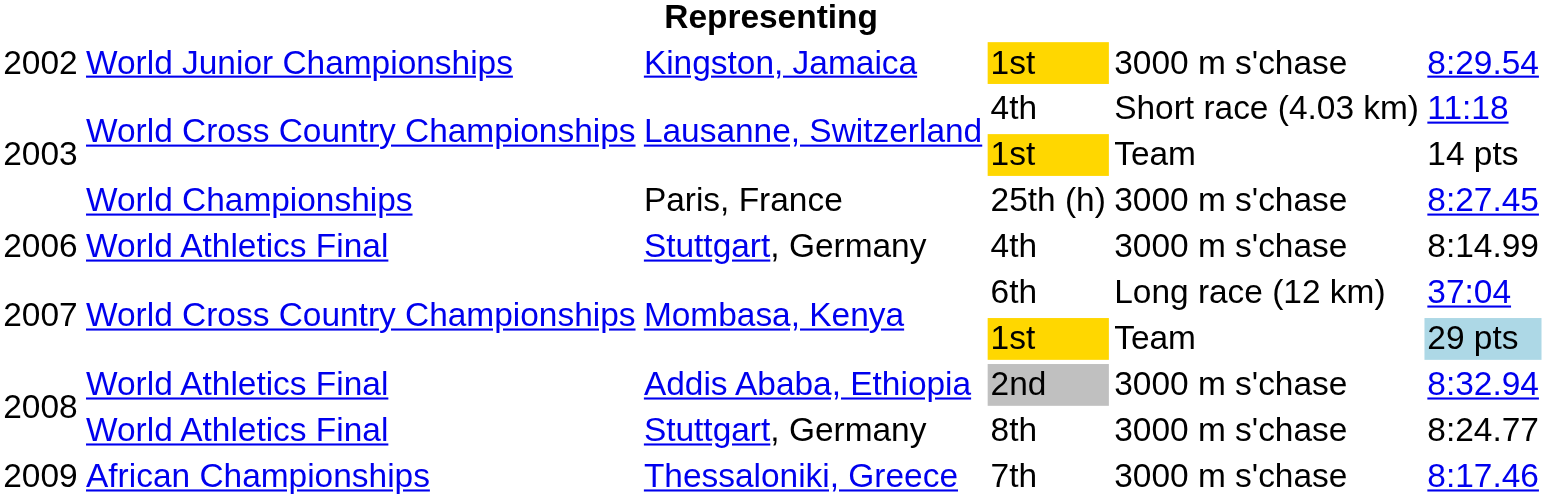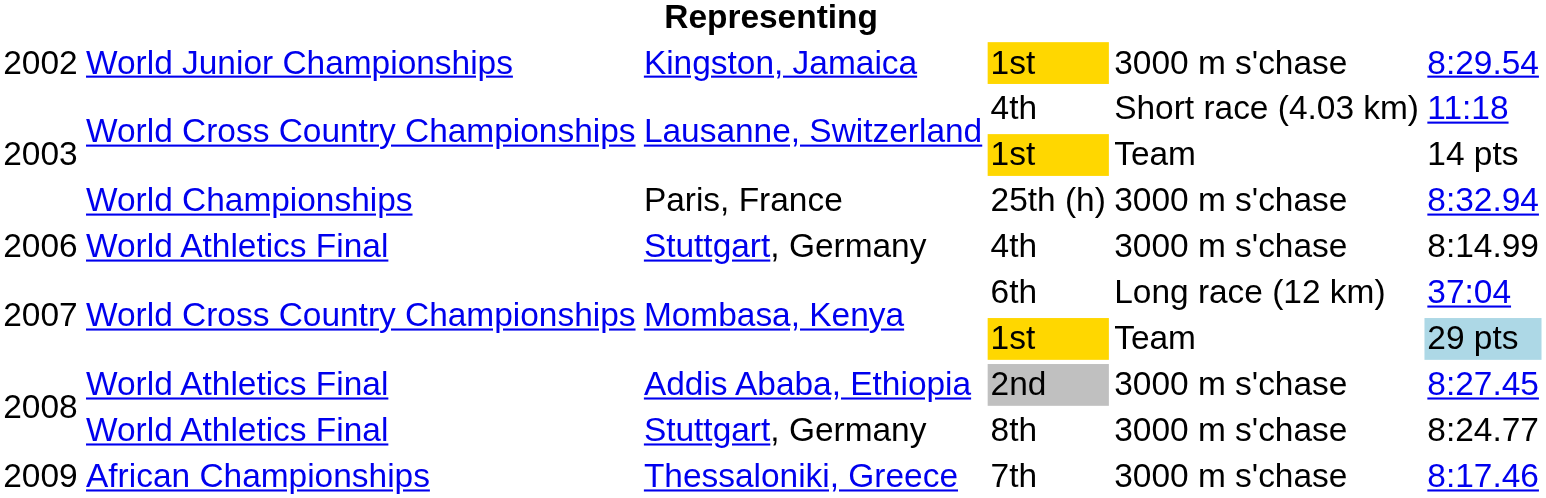(1483, 200) 8:27.45 -> (1483, 200) 8:32.94
(1483, 384) 8:32.94 -> (1483, 384) 8:27.45
